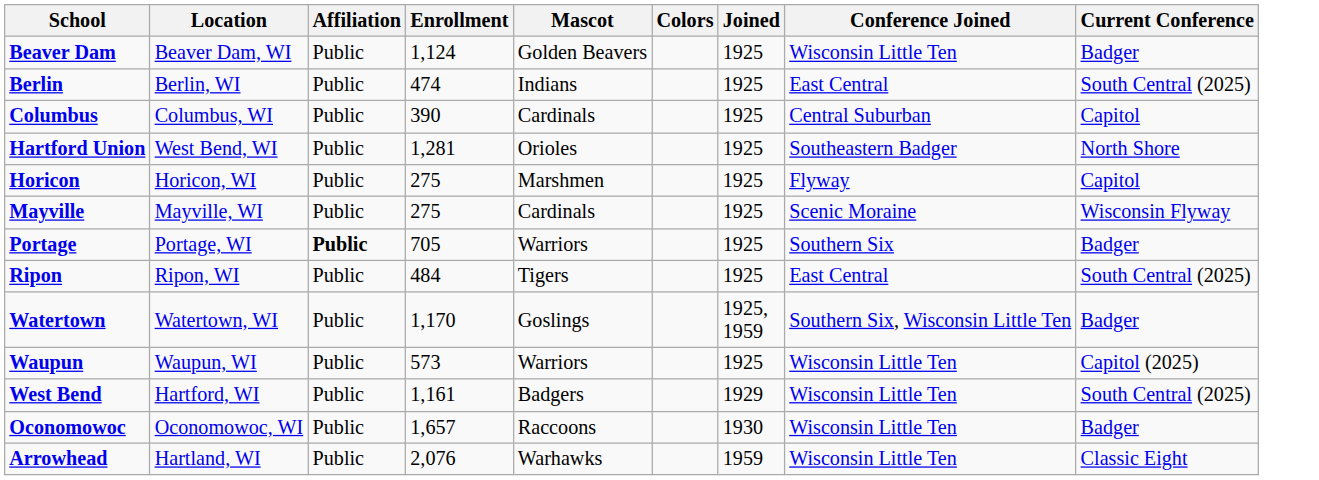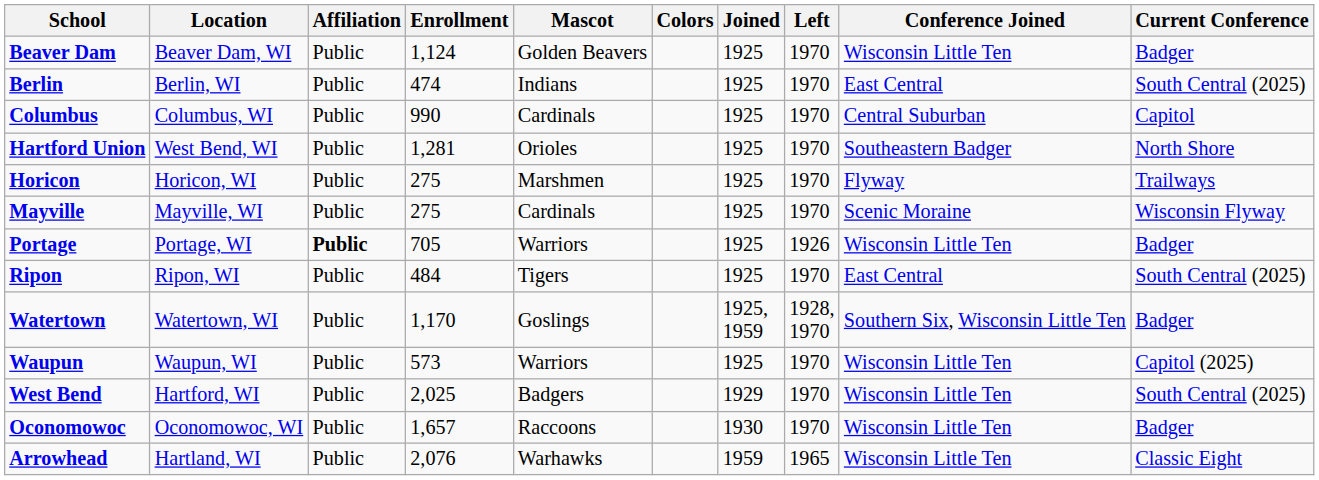+ column: (812, 20)
(425, 116) 390 -> (425, 116) 990
(1110, 180) Capitol -> (1175, 180) Trailways
(842, 244) Southern Six -> (928, 244) Wisconsin Little Ten
(433, 394) 1,161 -> (433, 394) 2,025
